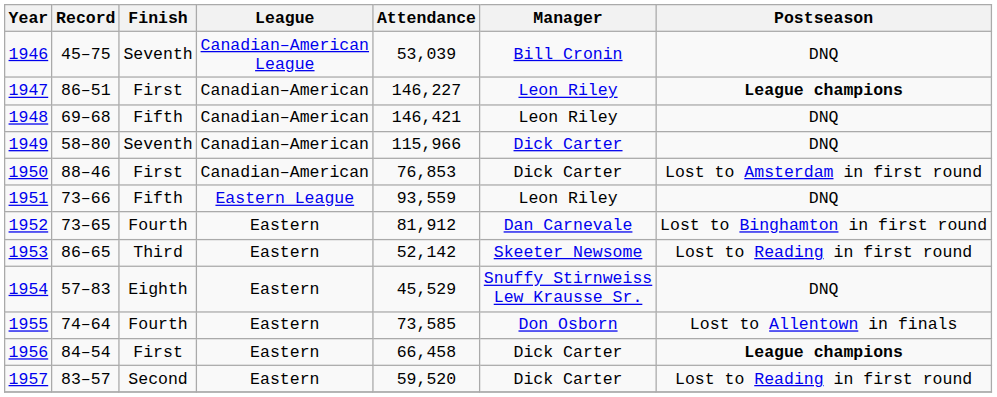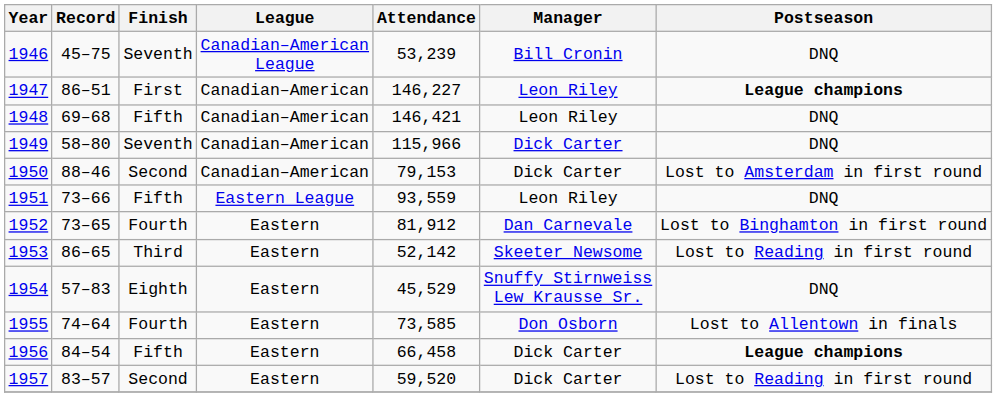(426, 55) 53,039 -> (426, 55) 53,239
(158, 172) First -> (158, 172) Second
(426, 172) 76,853 -> (426, 172) 79,153
(158, 352) First -> (158, 352) Fifth
